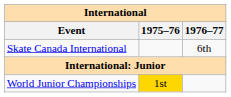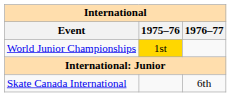rows swapped: (67, 48) <-> (71, 83)
